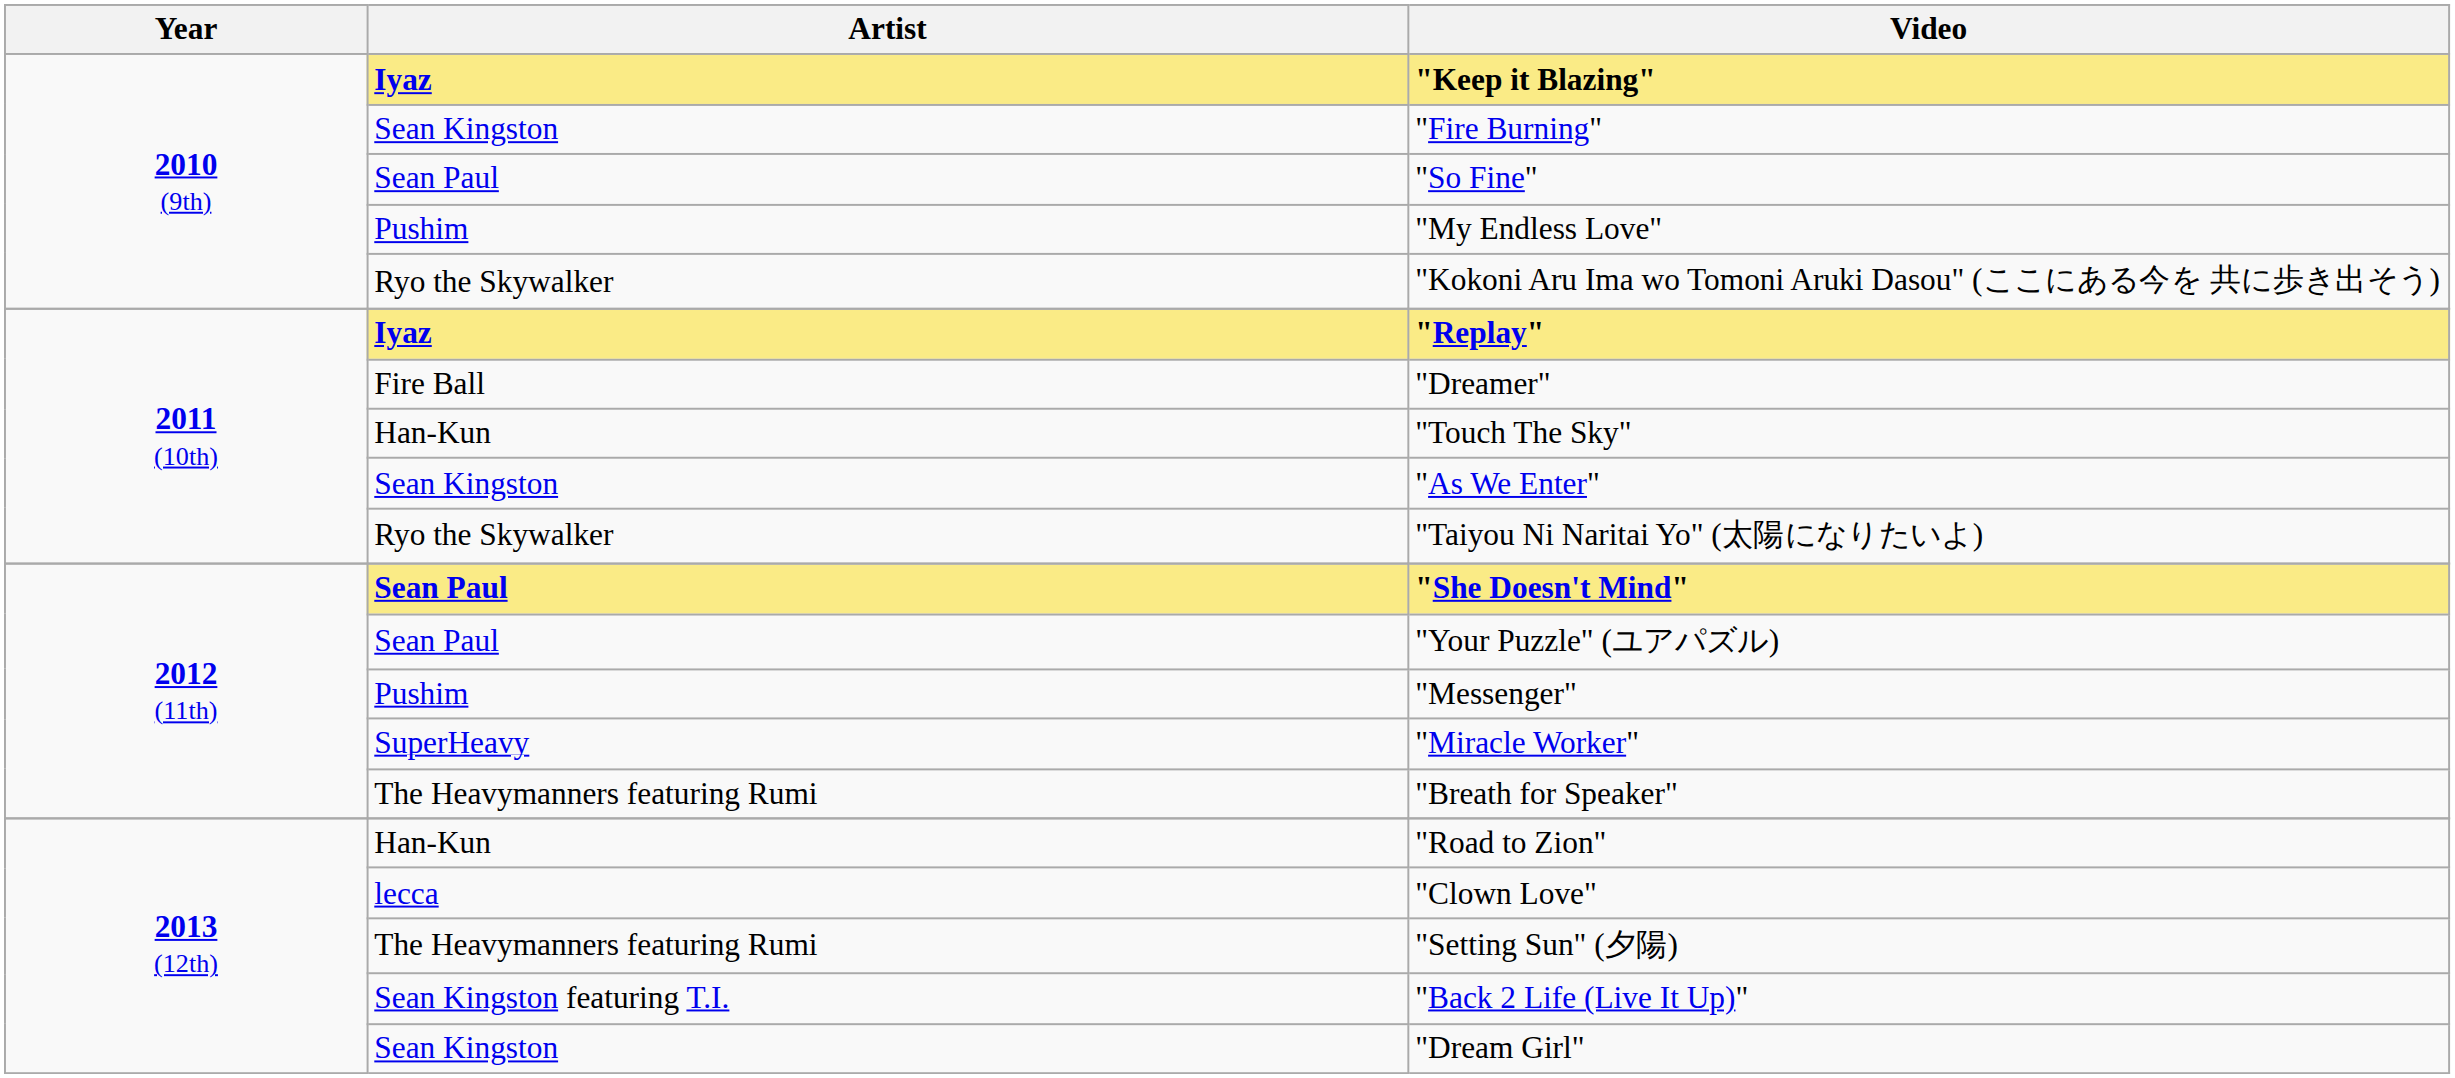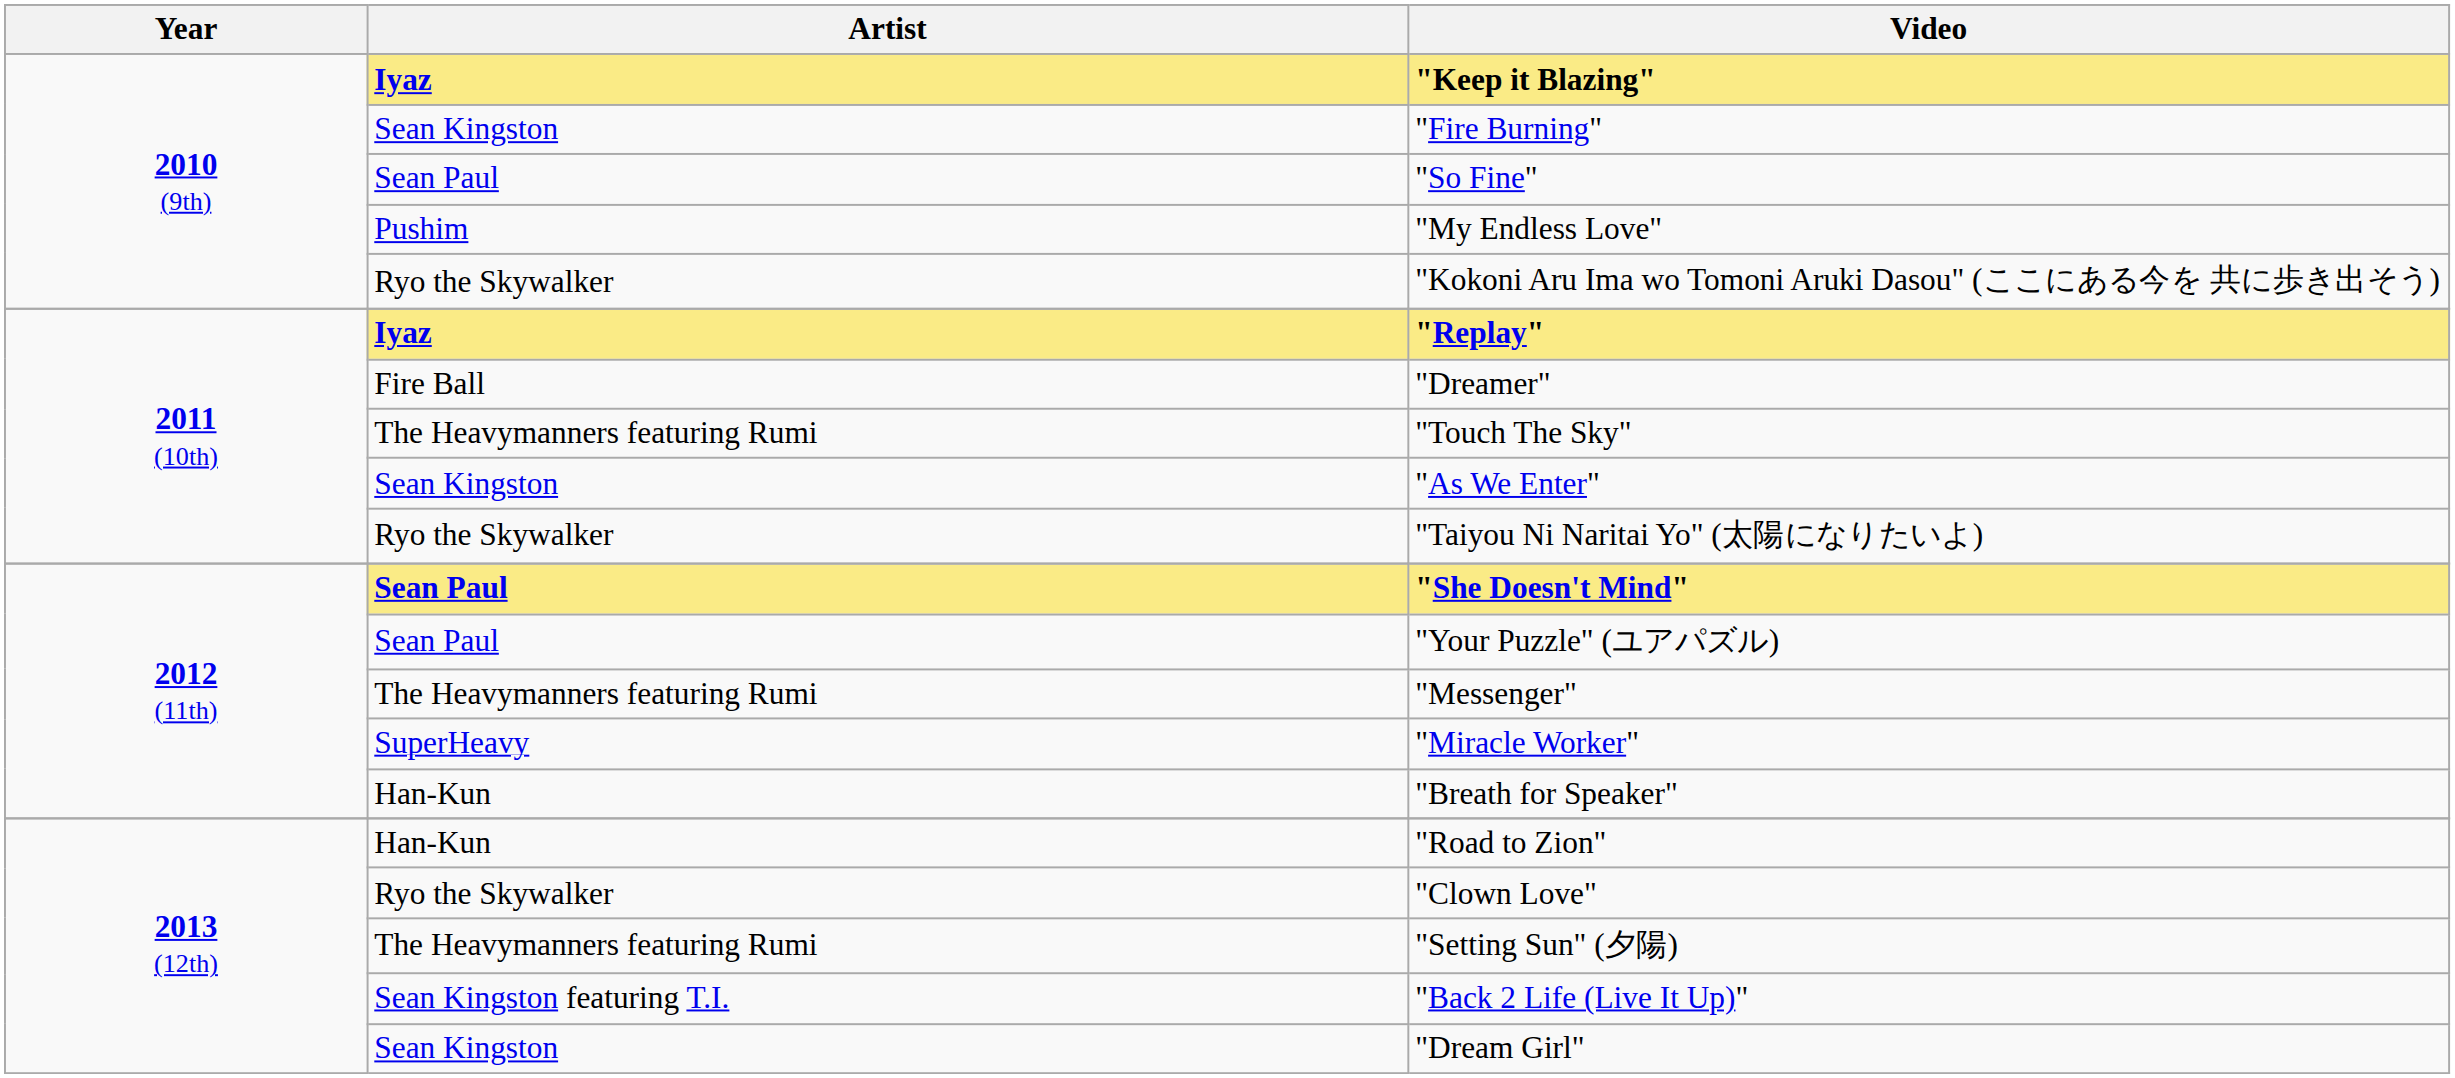(433, 433) Han-Kun -> (596, 433) The Heavymanners featuring Rumi
(421, 693) Pushim -> (596, 693) The Heavymanners featuring Rumi
(596, 793) The Heavymanners featuring Rumi -> (433, 793) Han-Kun
(406, 892) lecca -> (494, 892) Ryo the Skywalker
